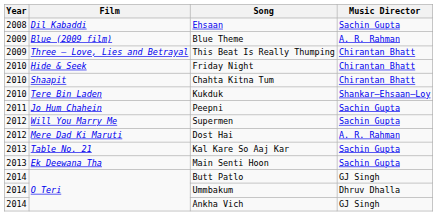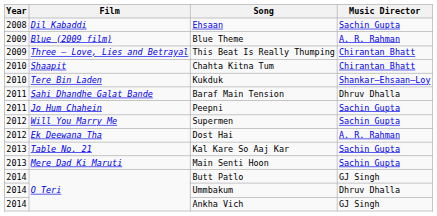- row: (223, 66)
+ row: (238, 94)
(77, 135) Mere Dad Ki Maruti -> (66, 135) Ek Deewana Tha
(66, 163) Ek Deewana Tha -> (77, 163) Mere Dad Ki Maruti
